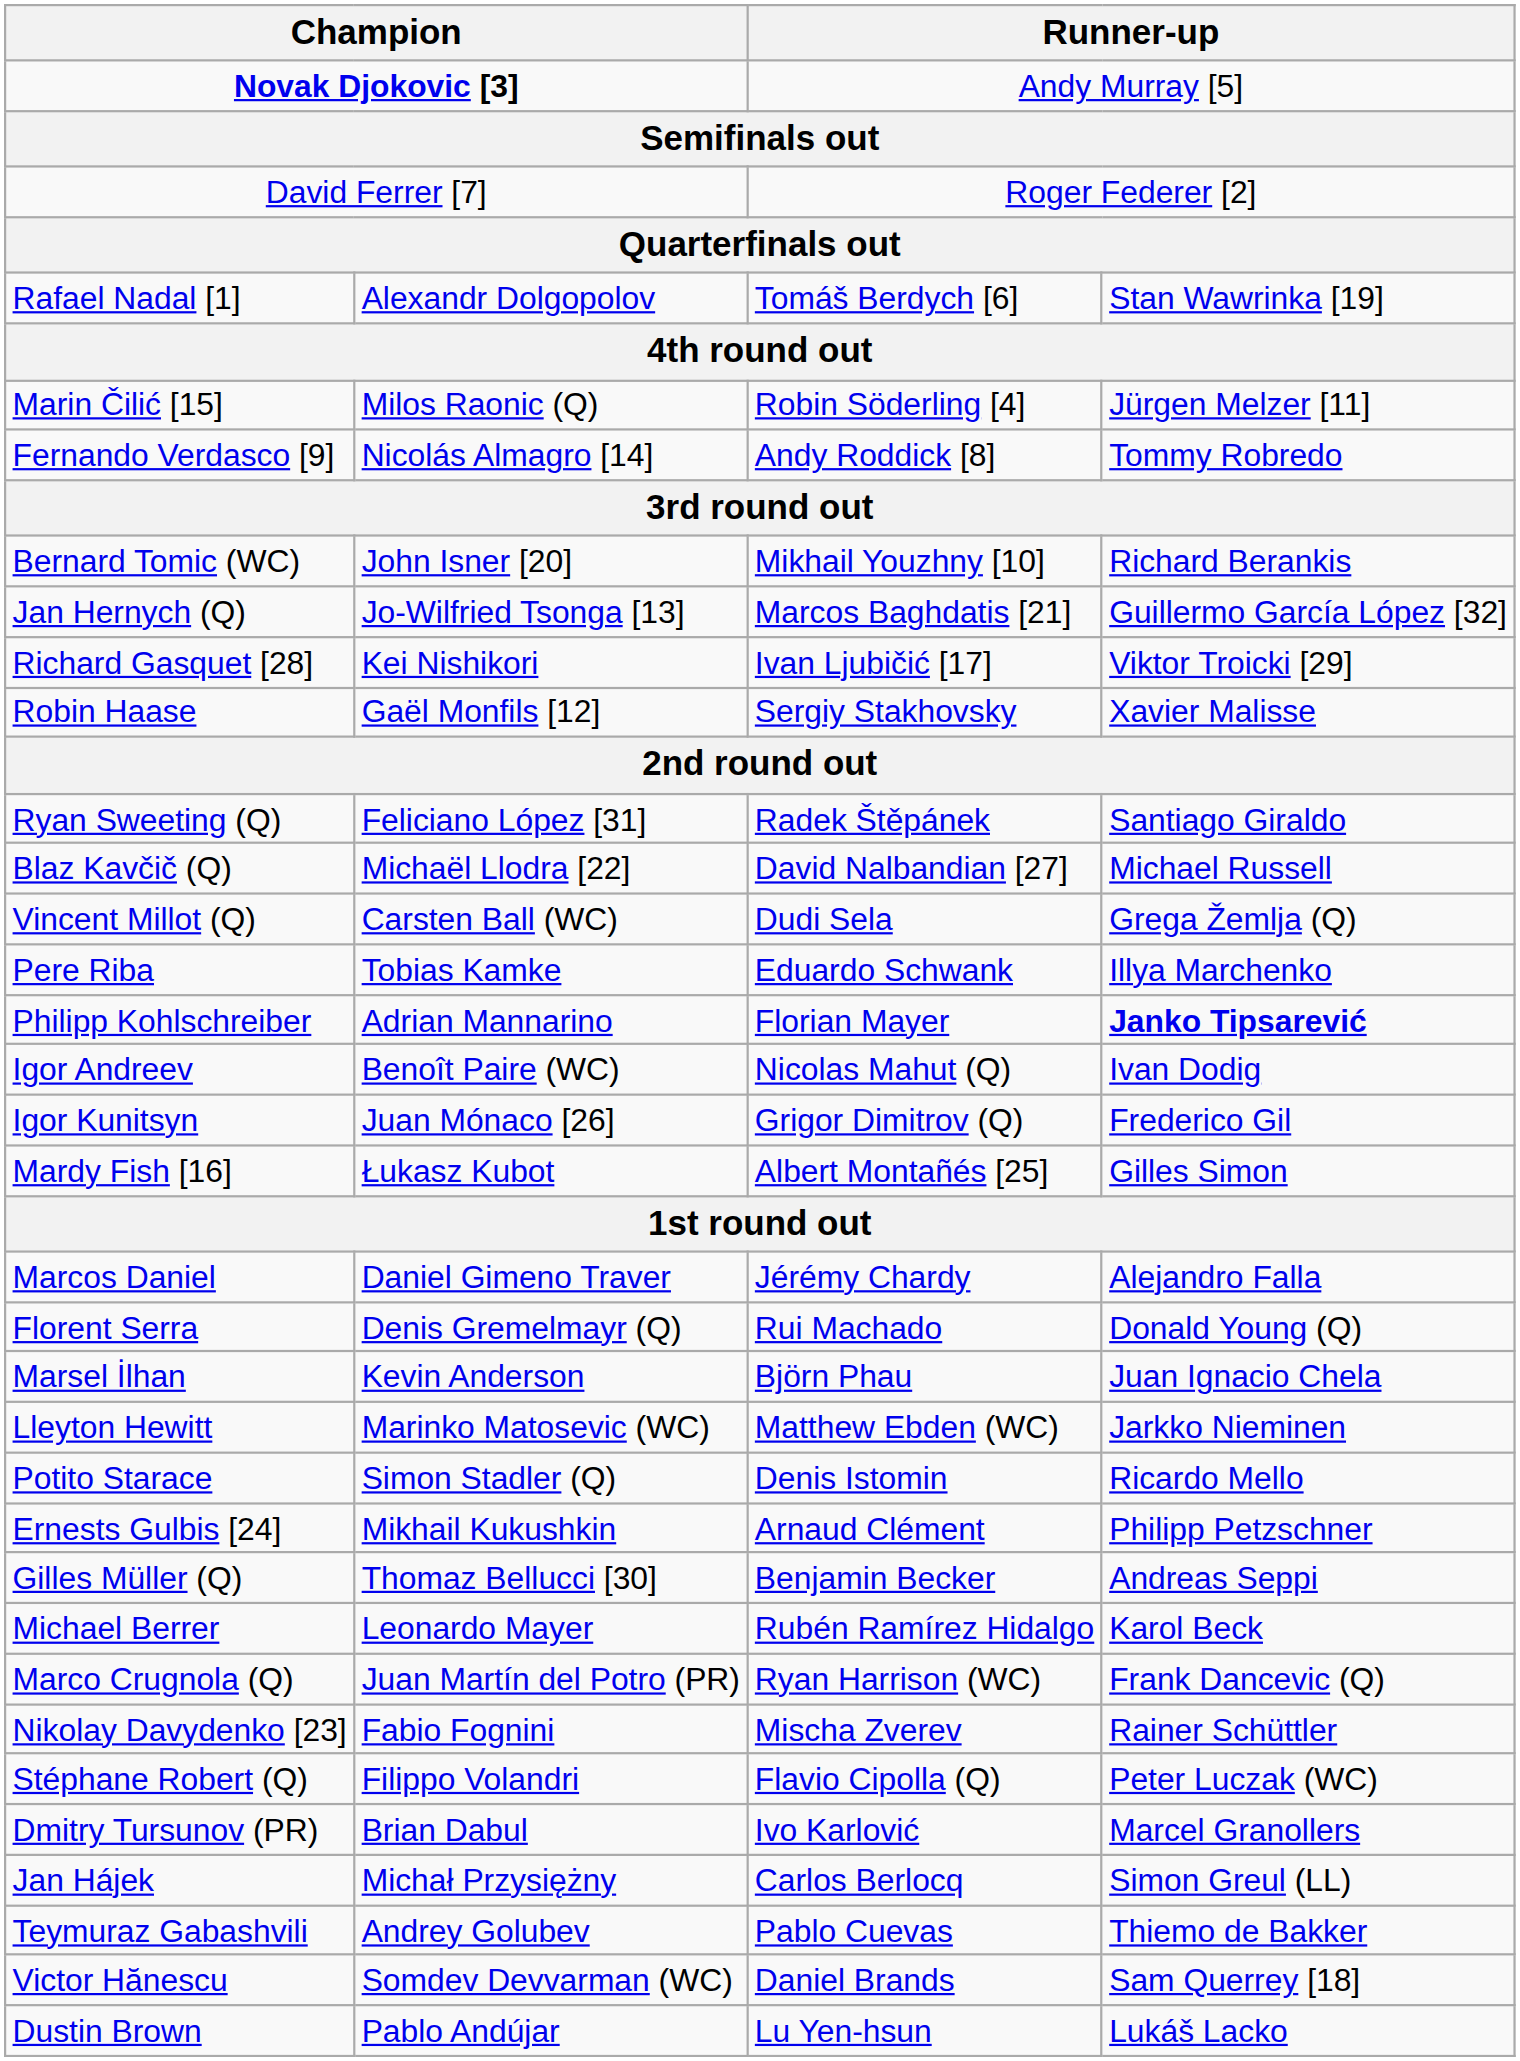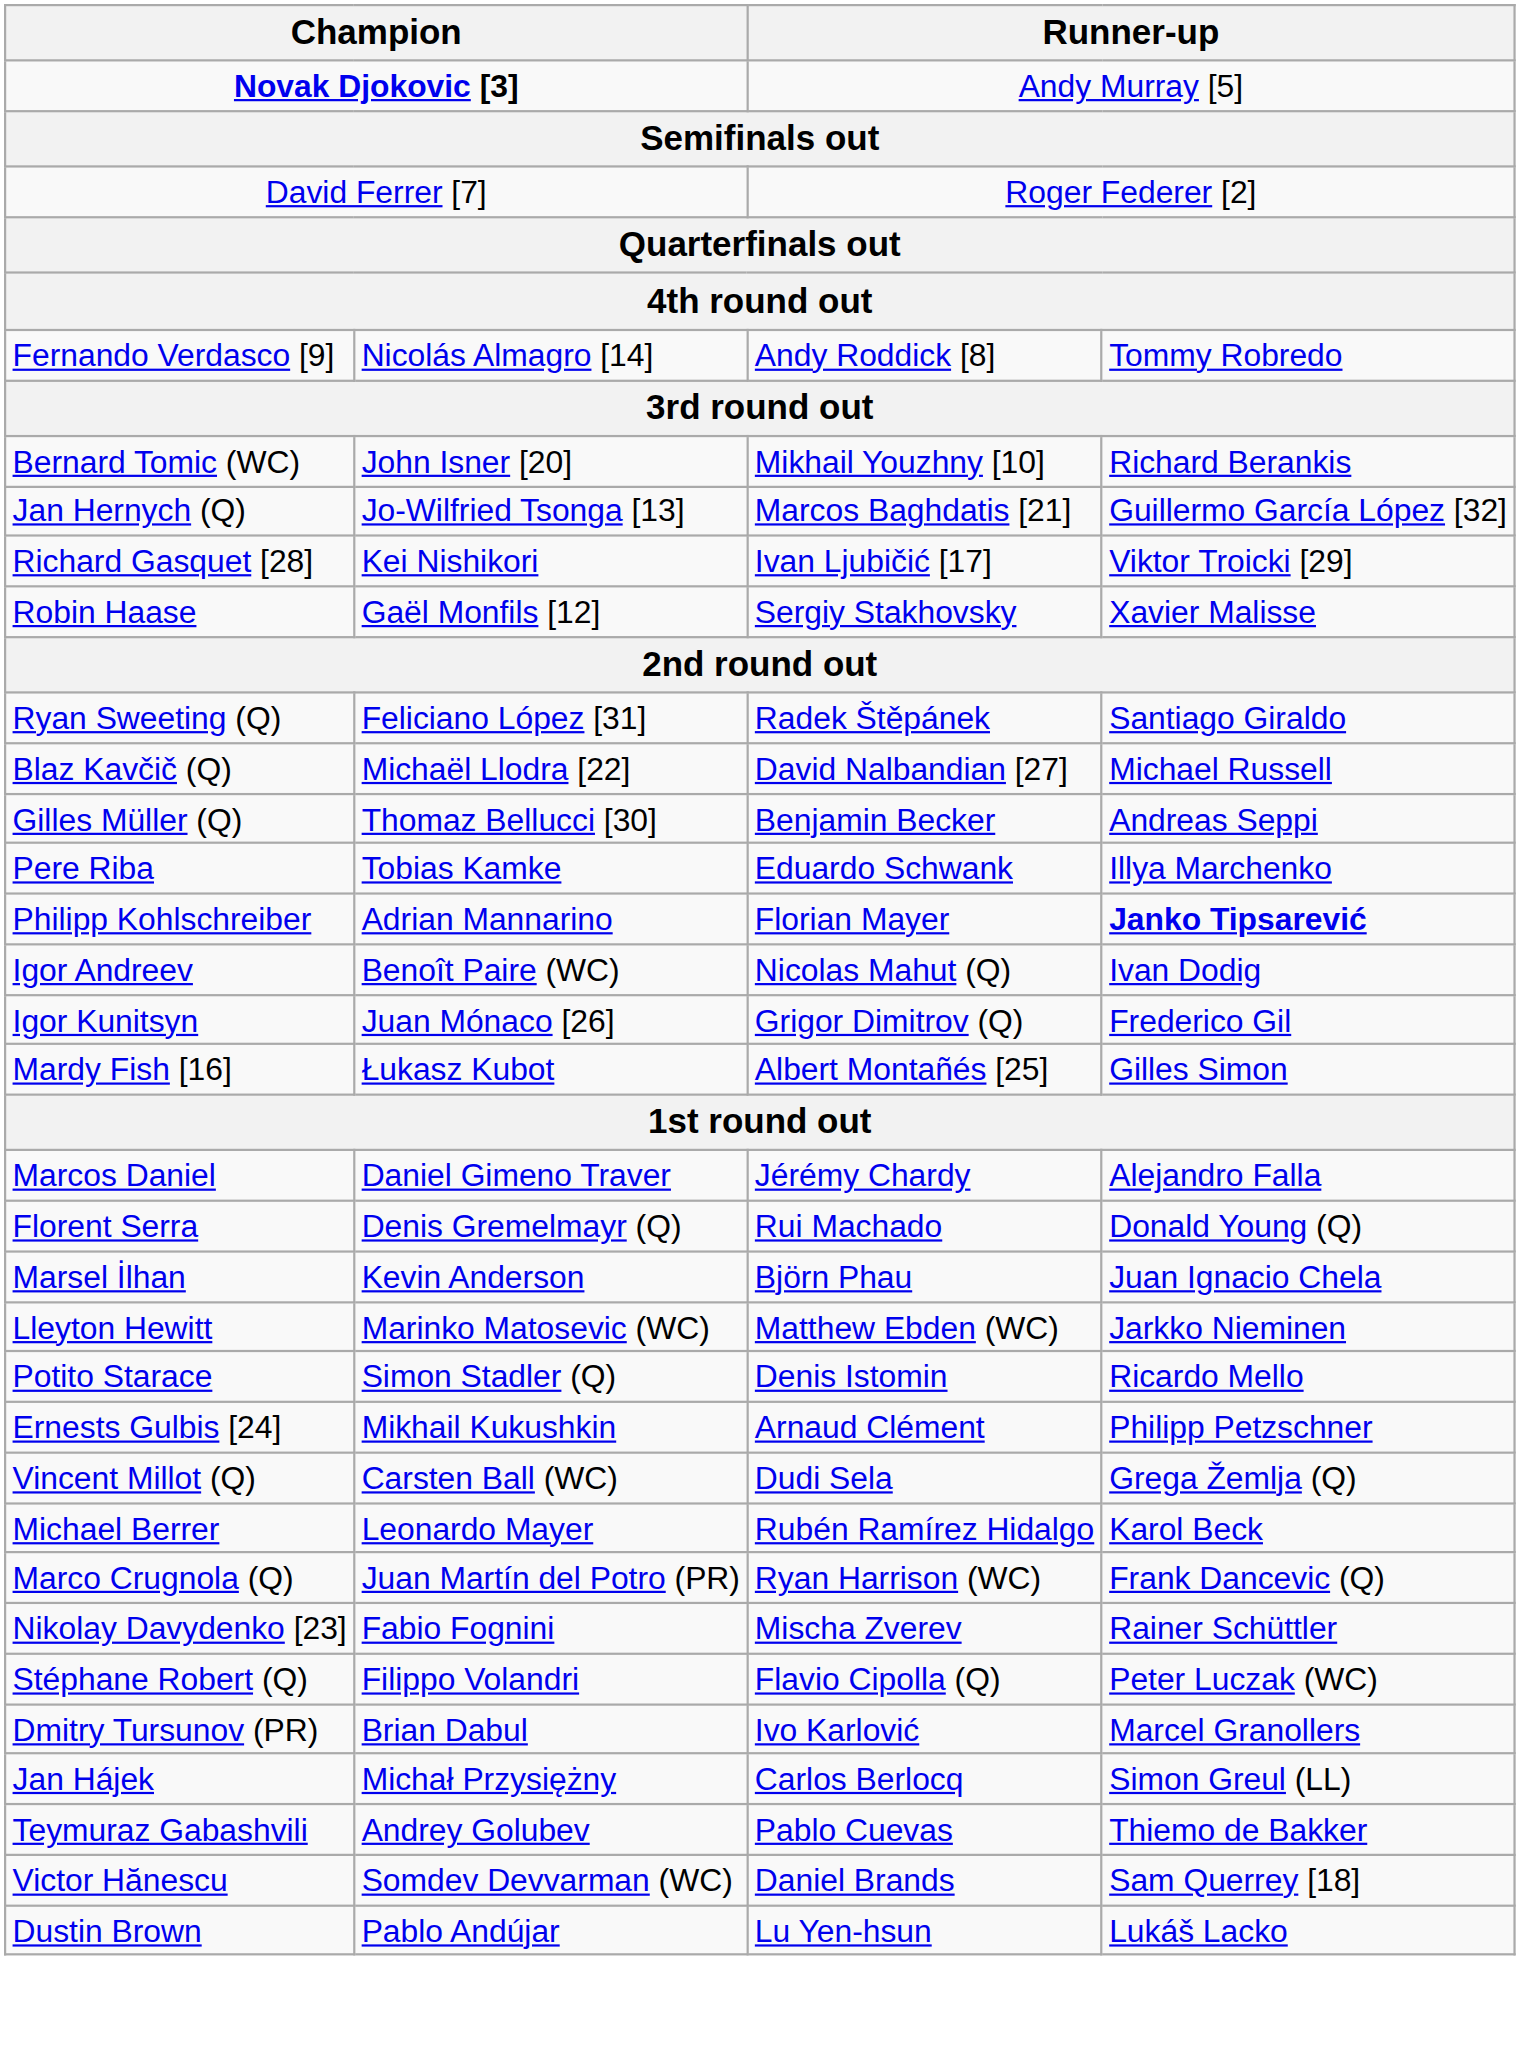- row: (127, 299)
- row: (118, 405)
rows swapped: (127, 1579) <-> (134, 919)
